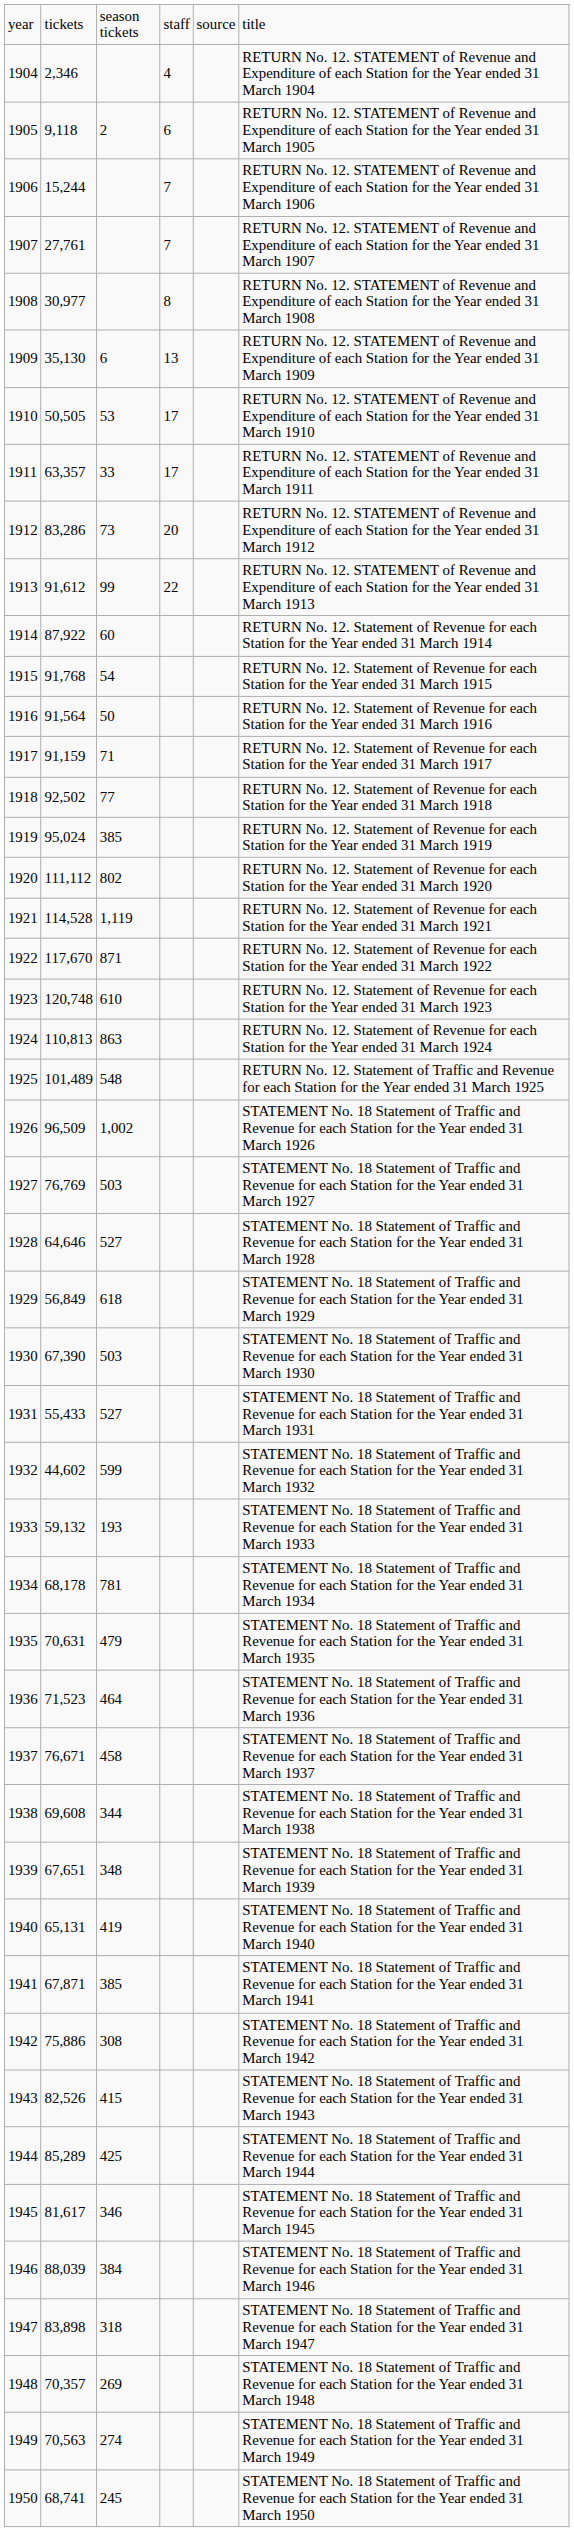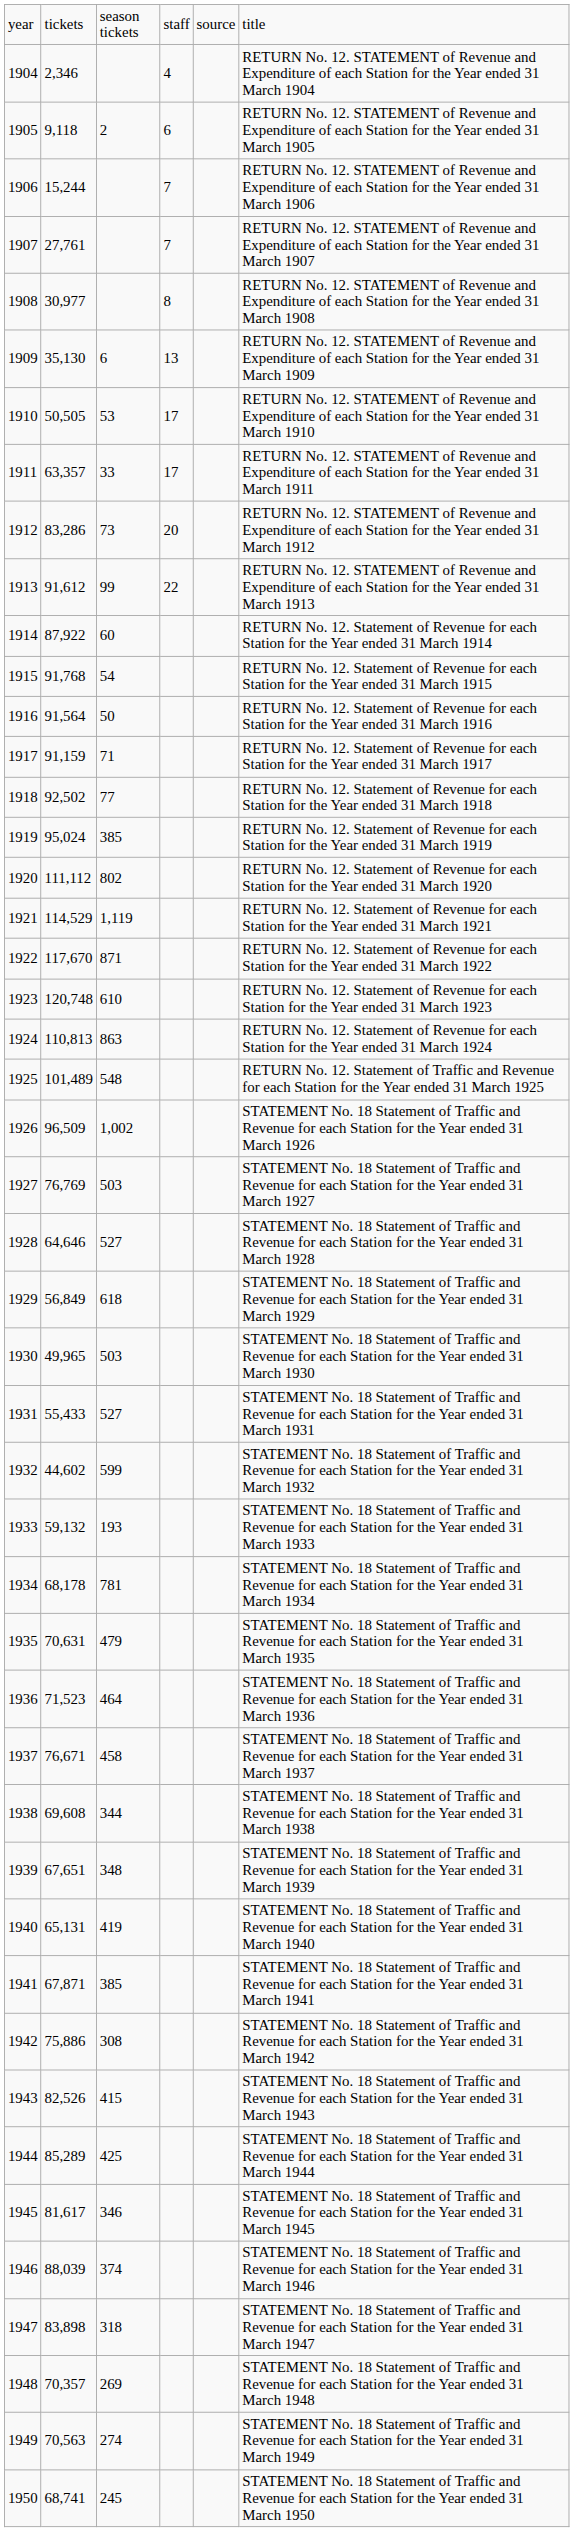(68, 918) 114,528 -> (68, 918) 114,529
(65, 1356) 67,390 -> (65, 1356) 49,965
(111, 2269) 384 -> (111, 2269) 374
